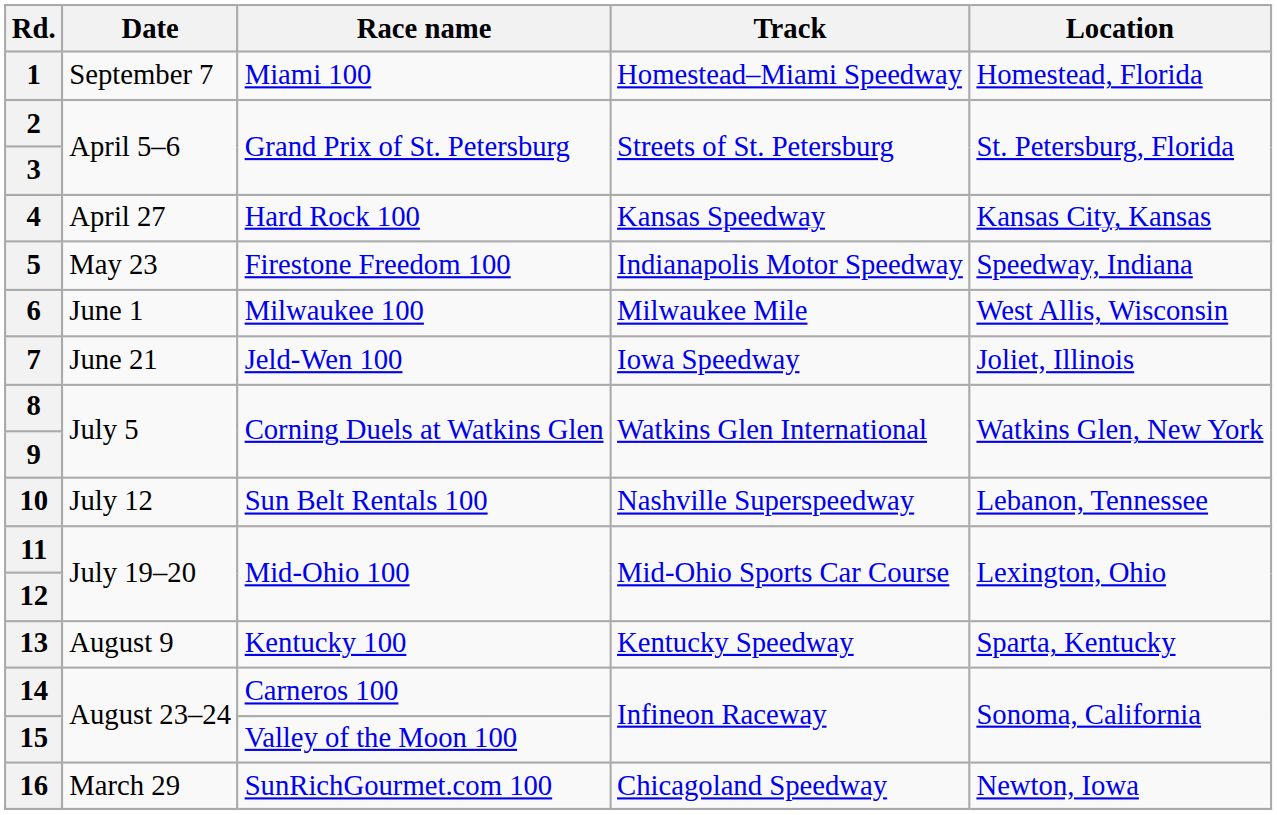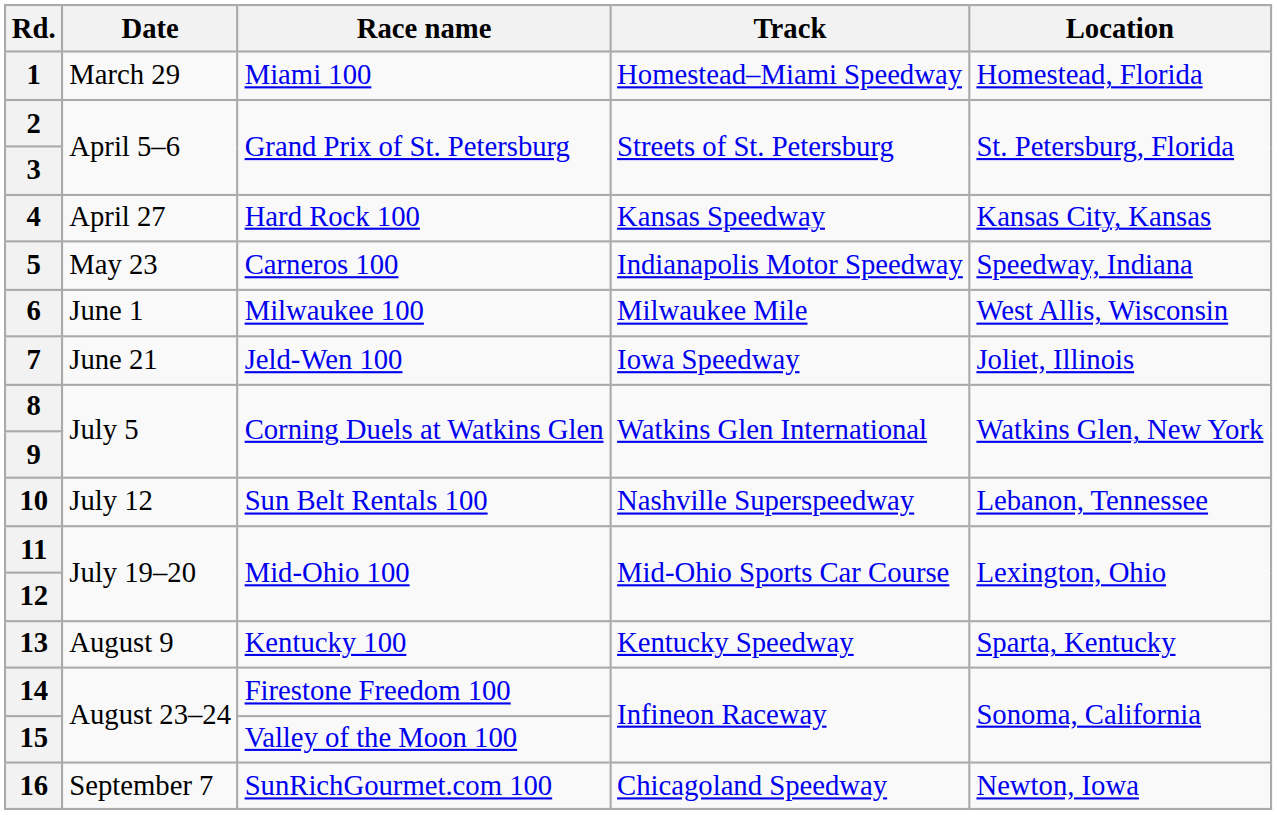(141, 75) September 7 -> (125, 75) March 29
(378, 264) Firestone Freedom 100 -> (322, 264) Carneros 100
(322, 690) Carneros 100 -> (378, 690) Firestone Freedom 100
(125, 785) March 29 -> (141, 785) September 7
